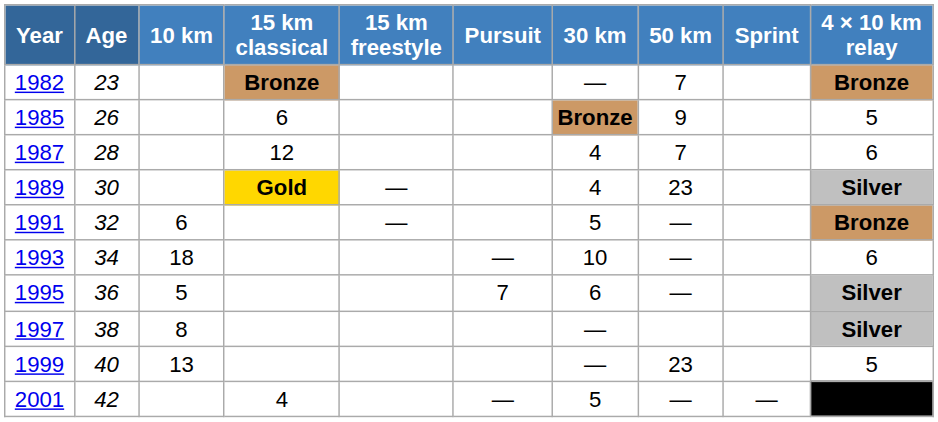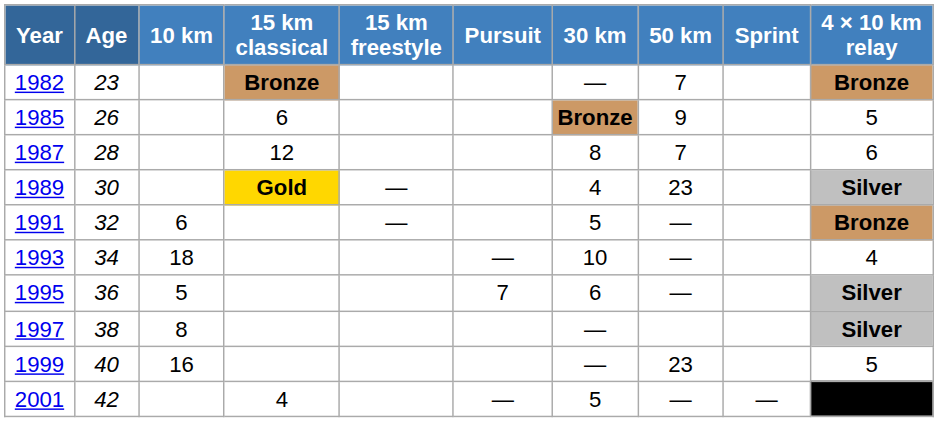(595, 153) 4 -> (595, 153) 8
(872, 258) 6 -> (872, 258) 4
(182, 363) 13 -> (182, 363) 16
